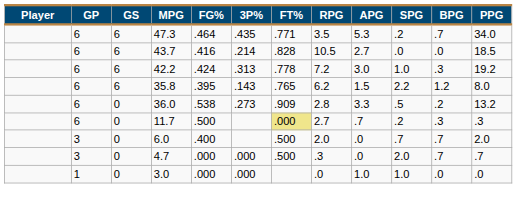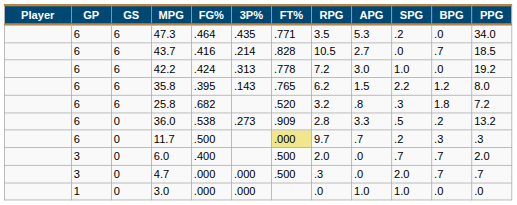(439, 34) .7 -> (439, 34) .0
(439, 52) .0 -> (439, 52) .7
(439, 69) .3 -> (439, 69) .0
+ row: (165, 104)
(322, 122) 2.7 -> (322, 139) 9.7
